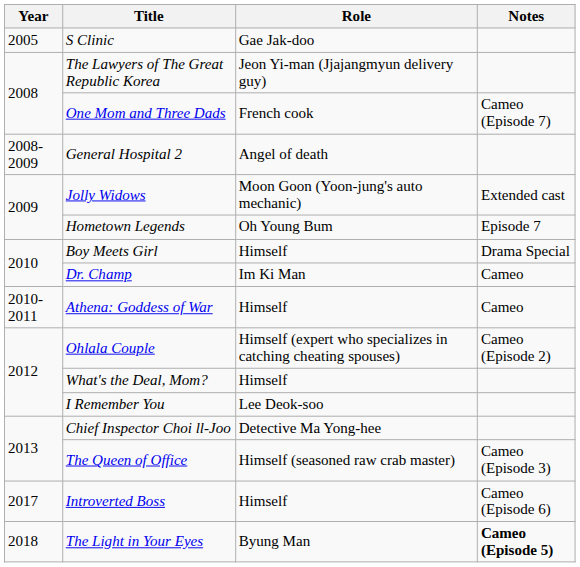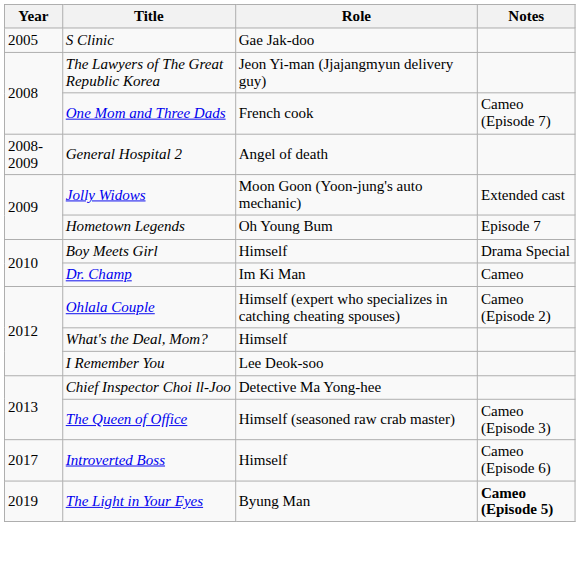- row: (139, 307)
(23, 541) 2018 -> (23, 501) 2019
